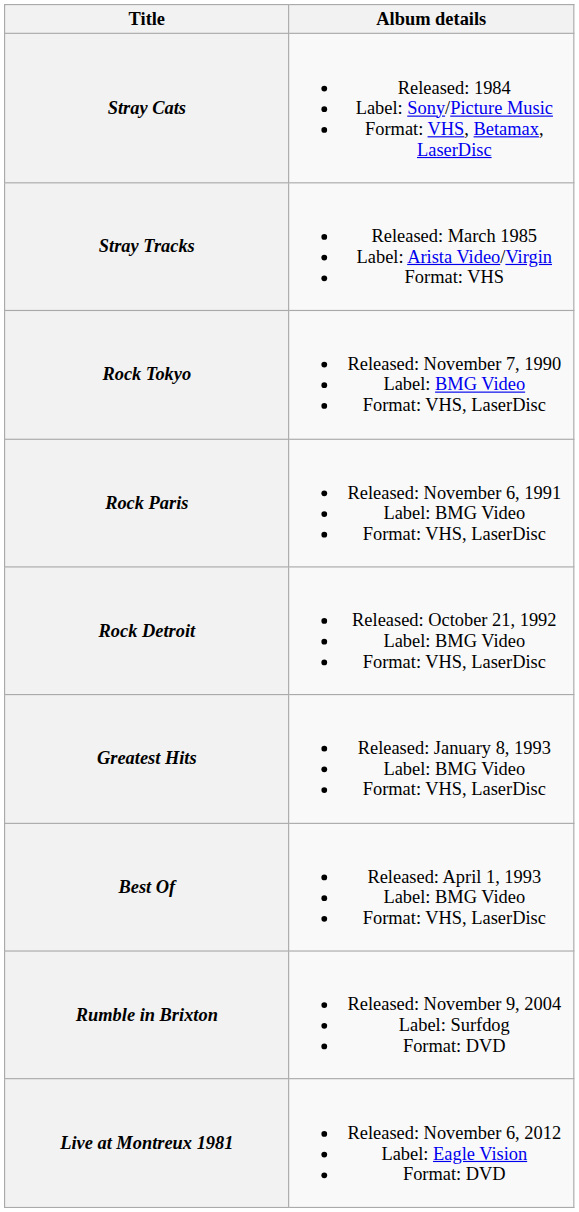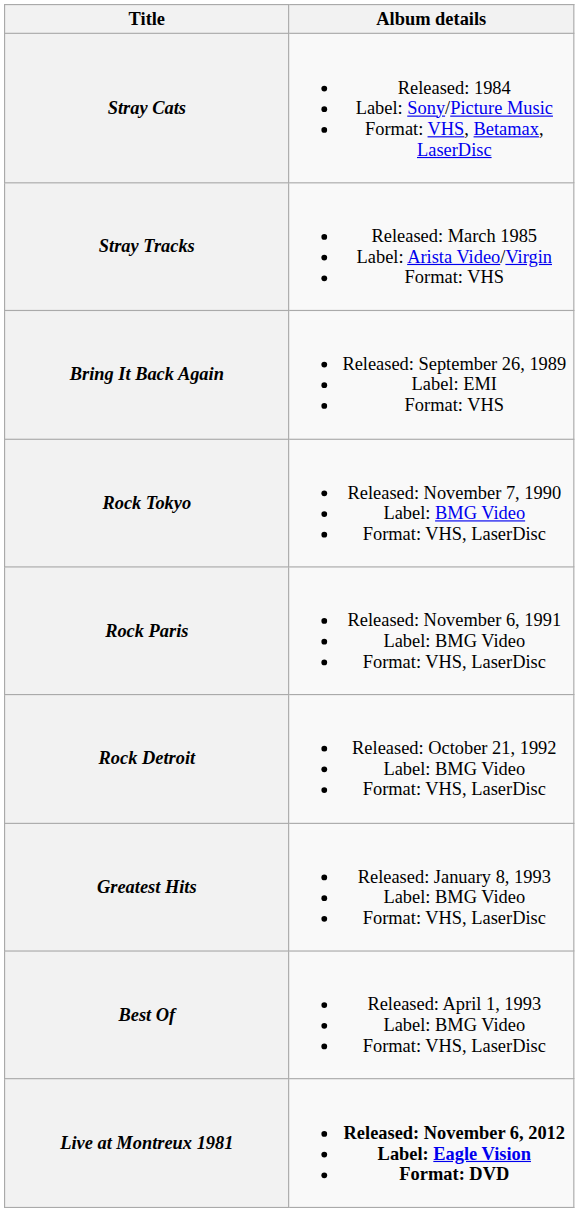+ row: (147, 374)
- row: (147, 1014)
(431, 1153) normal -> (431, 1153) bold
